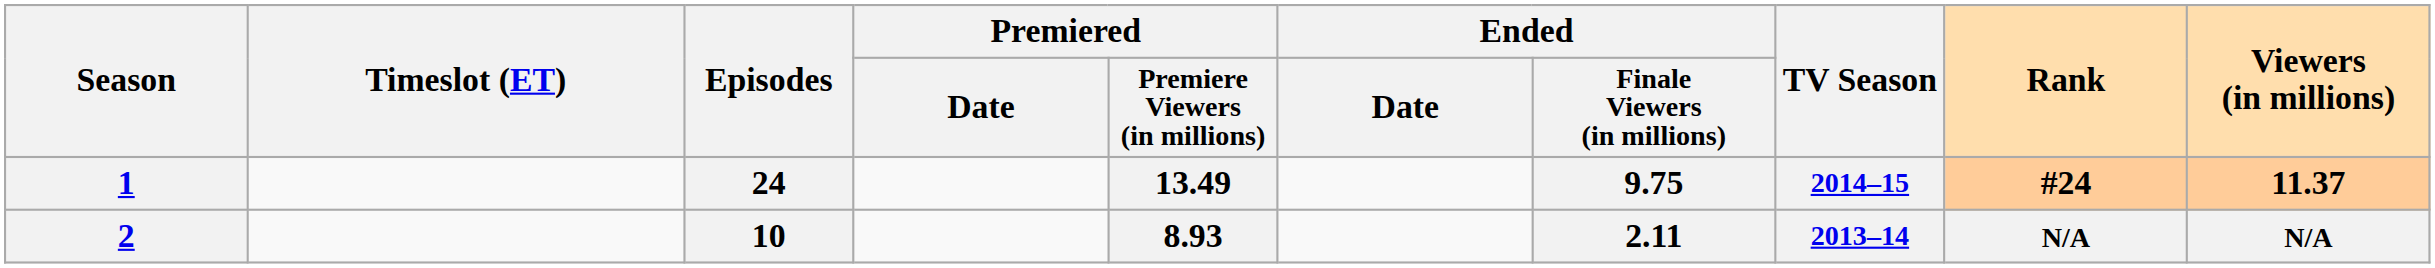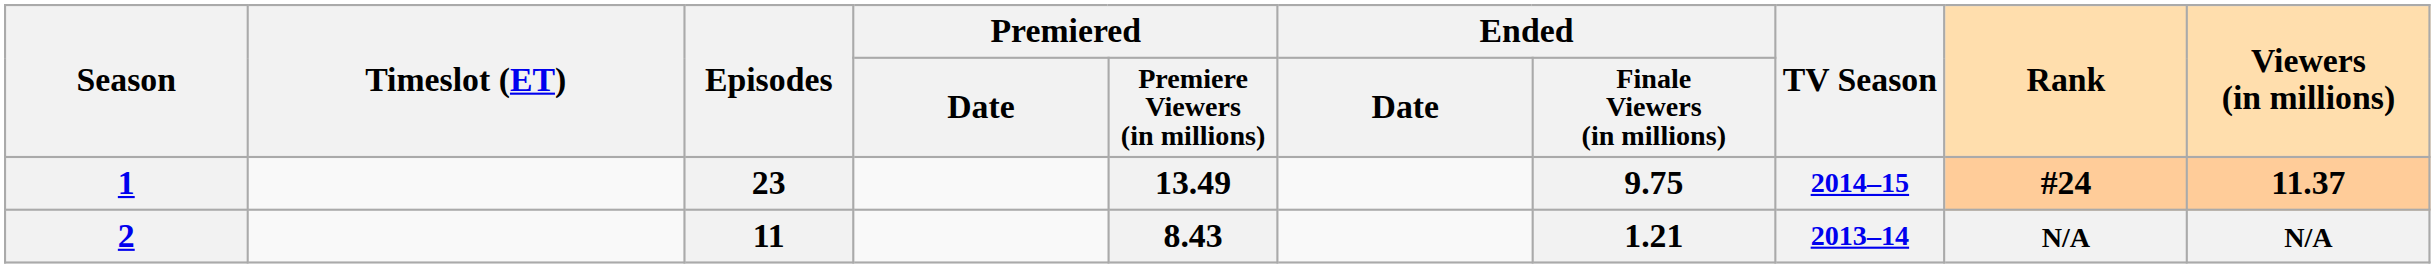(769, 182) 24 -> (769, 182) 23
(769, 236) 10 -> (769, 236) 11
(1193, 236) 8.93 -> (1193, 236) 8.43
(1654, 236) 2.11 -> (1654, 236) 1.21
